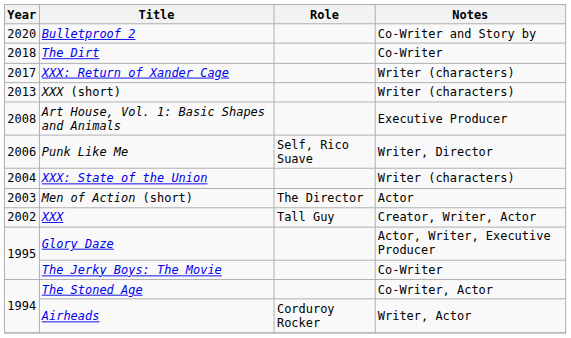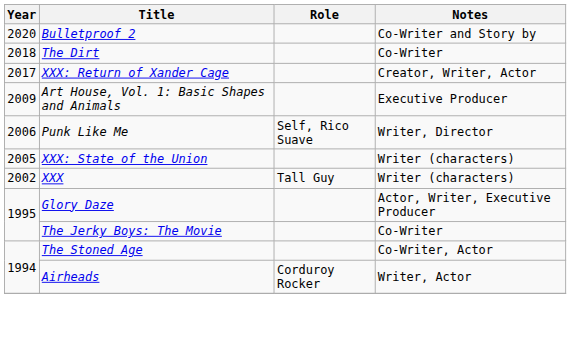(446, 73) Writer (characters) -> (457, 73) Creator, Writer, Actor
- row: (81, 92)
(22, 119) 2008 -> (22, 99) 2009
(22, 178) 2004 -> (22, 159) 2005
- row: (117, 198)
(457, 217) Creator, Writer, Actor -> (446, 178) Writer (characters)
